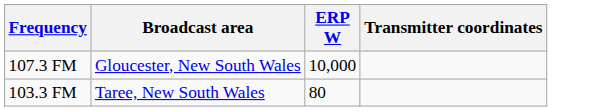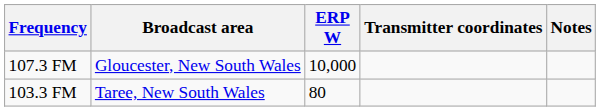+ column: (571, 27)
